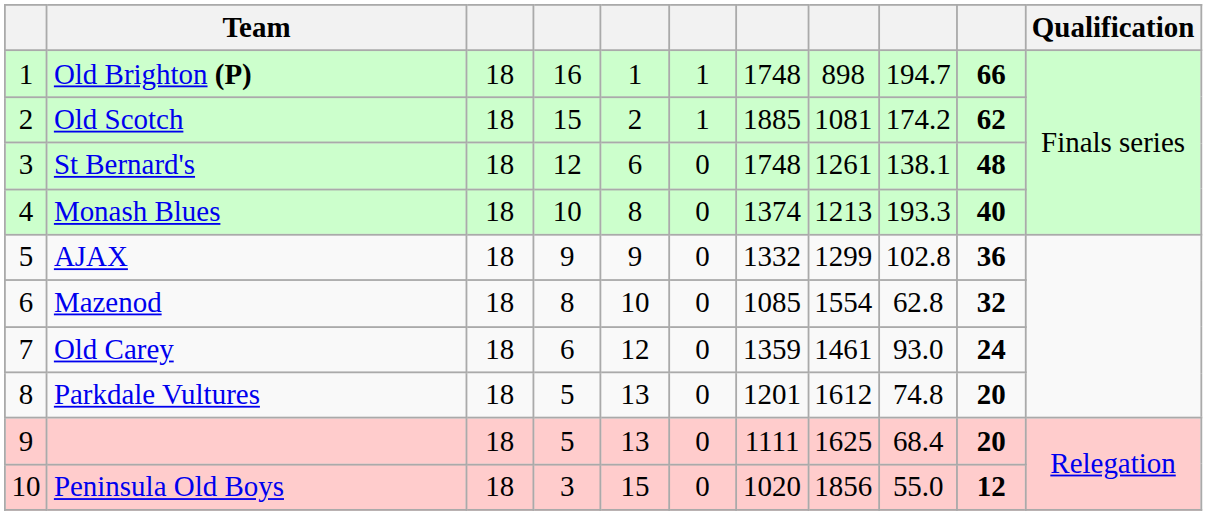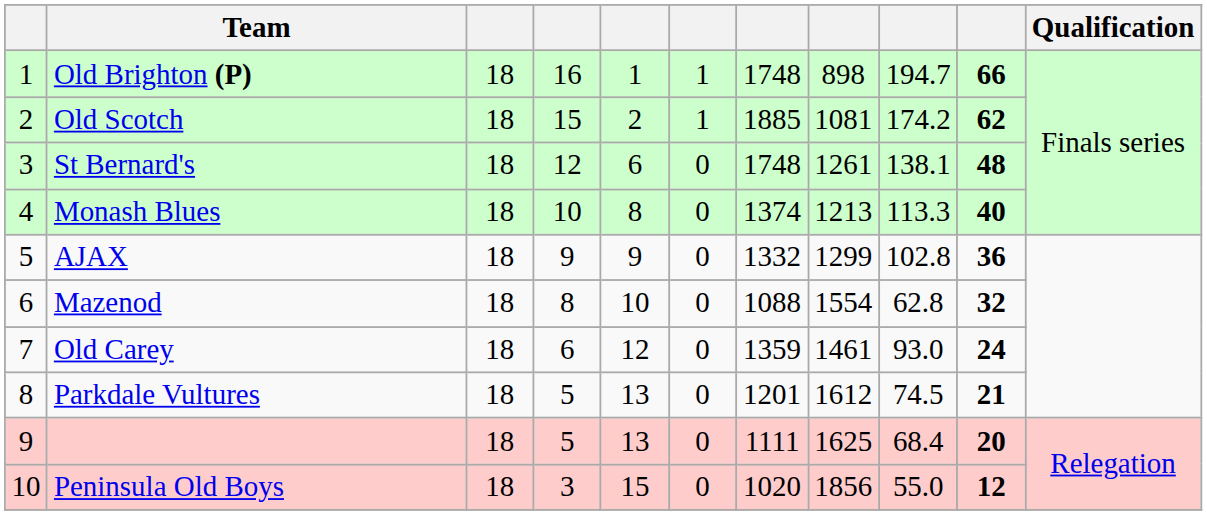(918, 211) 193.3 -> (918, 211) 113.3
(772, 303) 1085 -> (772, 303) 1088
(918, 394) 74.8 -> (918, 394) 74.5
(991, 394) 20 -> (991, 394) 21
